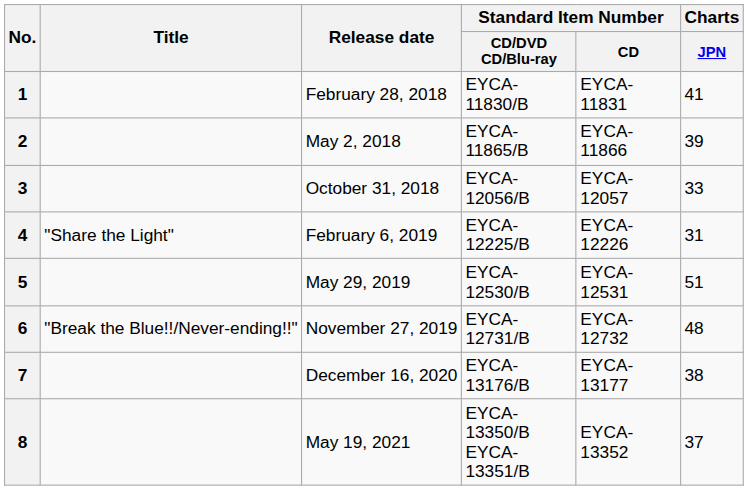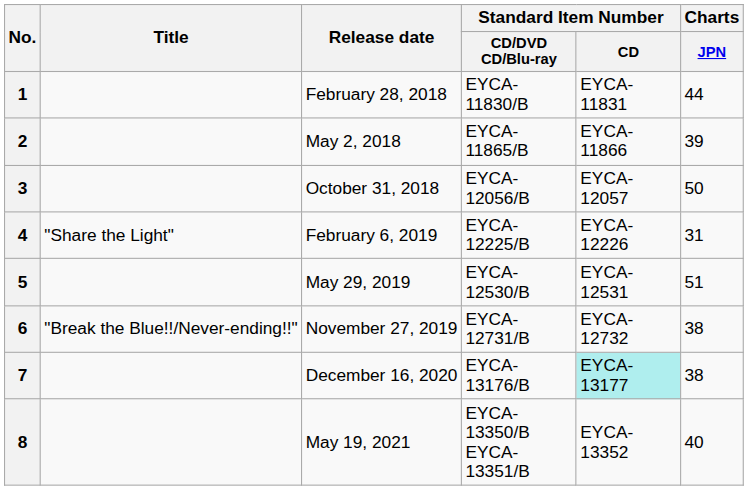(694, 94) 41 -> (694, 94) 44
(694, 188) 33 -> (694, 188) 50
(694, 328) 48 -> (694, 328) 38
(607, 375) no background -> (607, 375) paleturquoise background
(694, 442) 37 -> (694, 442) 40
